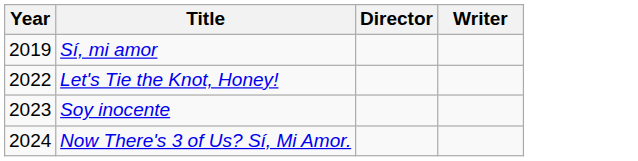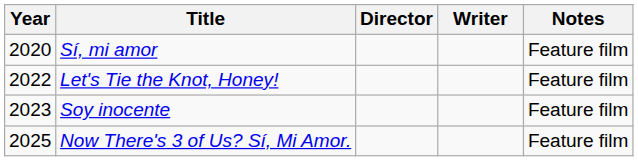+ column: (578, 19)
(30, 49) 2019 -> (30, 49) 2020
(30, 140) 2024 -> (30, 140) 2025
